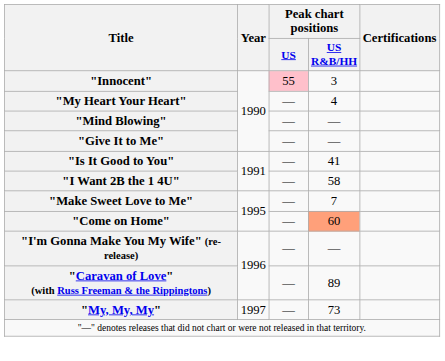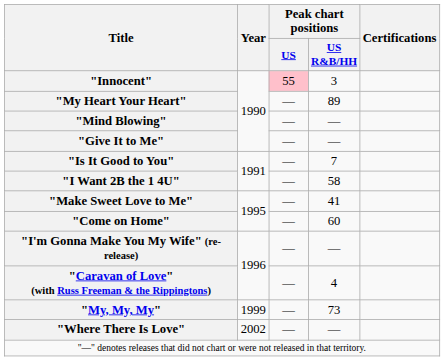(334, 101) 4 -> (334, 101) 89
(334, 161) 41 -> (334, 161) 7
(334, 201) 7 -> (334, 201) 41
(334, 221) lightsalmon background -> (334, 221) no background
(334, 282) 89 -> (334, 282) 4
(253, 309) 1997 -> (253, 309) 1999
+ row: (121, 329)
